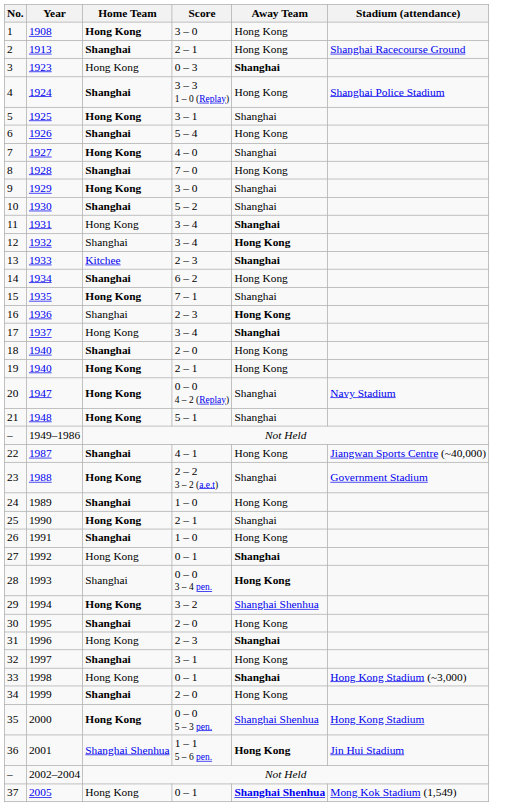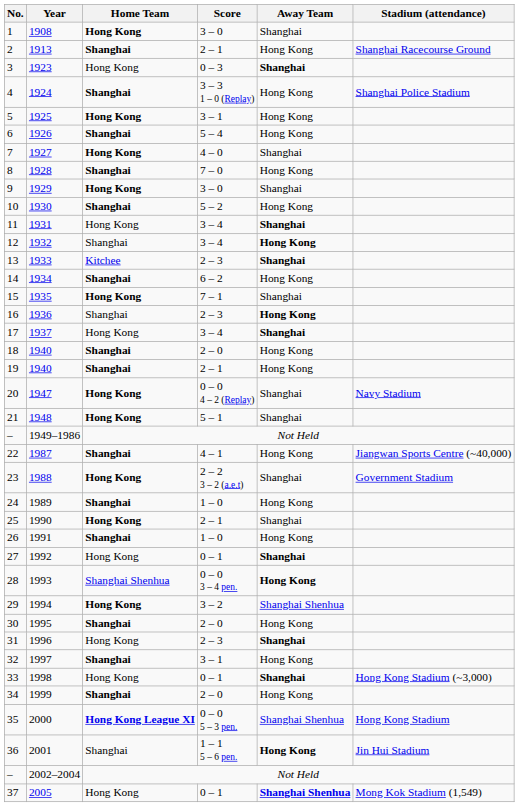(261, 31) Hong Kong -> (281, 31) Shanghai
(256, 116) Shanghai -> (286, 116) Hong Kong
(256, 206) Shanghai -> (286, 206) Hong Kong
(113, 368) Hong Kong -> (108, 368) Shanghai
(106, 580) Shanghai -> (127, 580) Shanghai Shenhua
(113, 719) Hong Kong -> (140, 719) Hong Kong League XI
(127, 750) Shanghai Shenhua -> (106, 750) Shanghai
